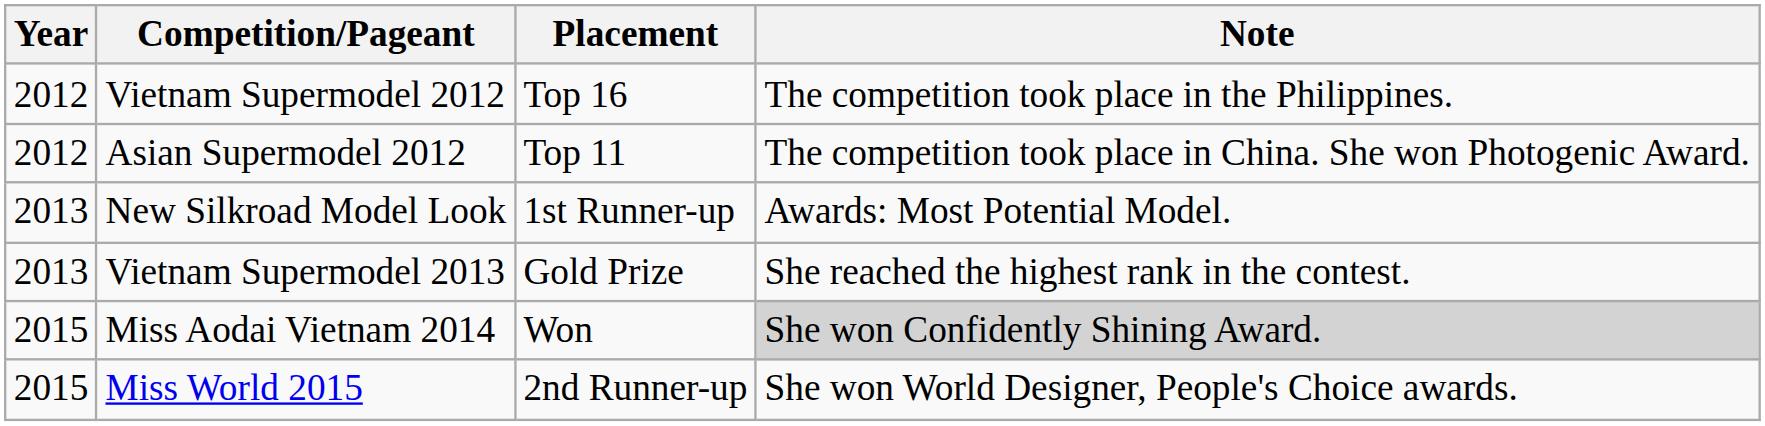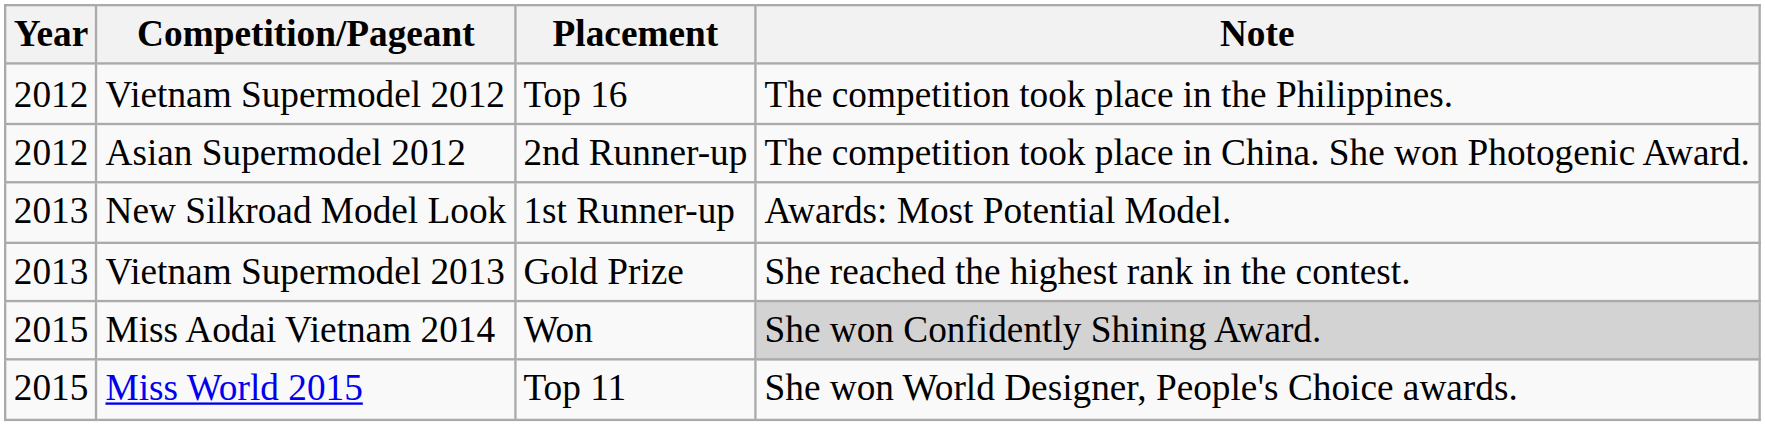(575, 152) Top 11 -> (635, 152) 2nd Runner-up
(635, 388) 2nd Runner-up -> (575, 388) Top 11
